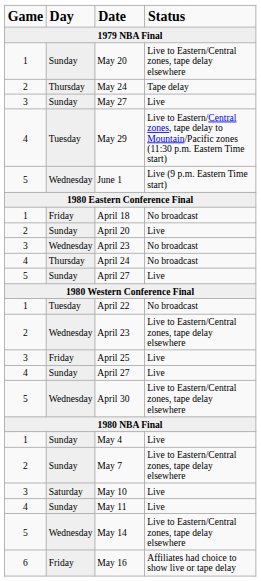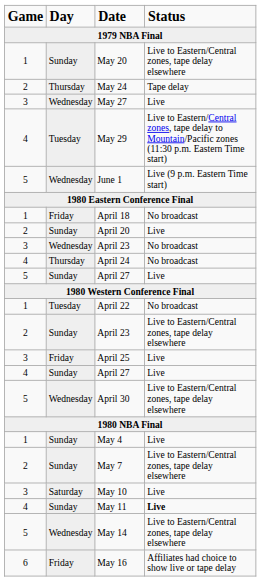(63, 102) Sunday -> (71, 102) Wednesday
(71, 332) Wednesday -> (63, 332) Sunday
(156, 506) normal -> (156, 506) bold
